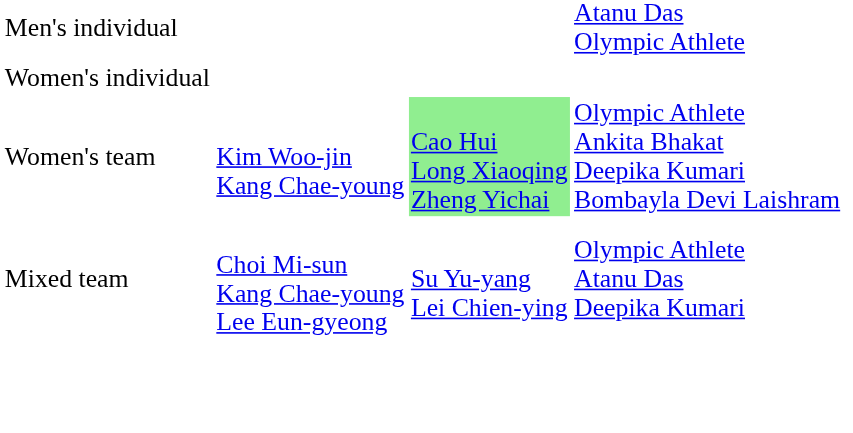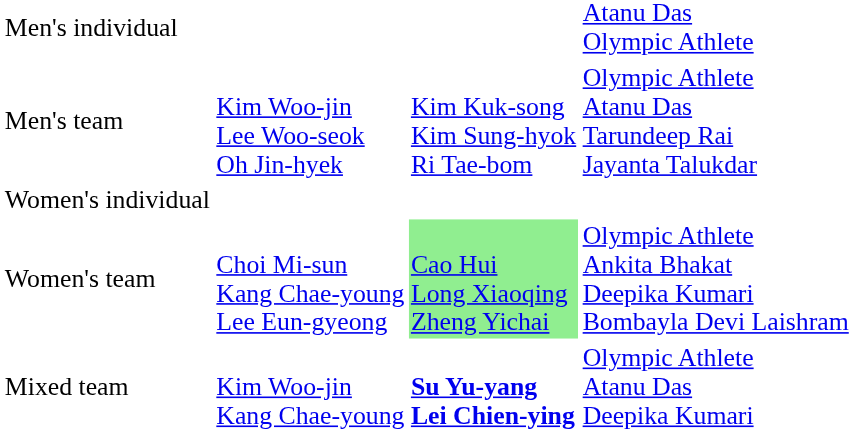+ row: (64, 120)
(310, 170) Kim Woo-jin Kang Chae-young -> (310, 293) Choi Mi-sun Kang Chae-young Lee Eun-gyeong
(310, 293) Choi Mi-sun Kang Chae-young Lee Eun-gyeong -> (310, 401) Kim Woo-jin Kang Chae-young
(489, 293) normal -> (493, 401) bold
